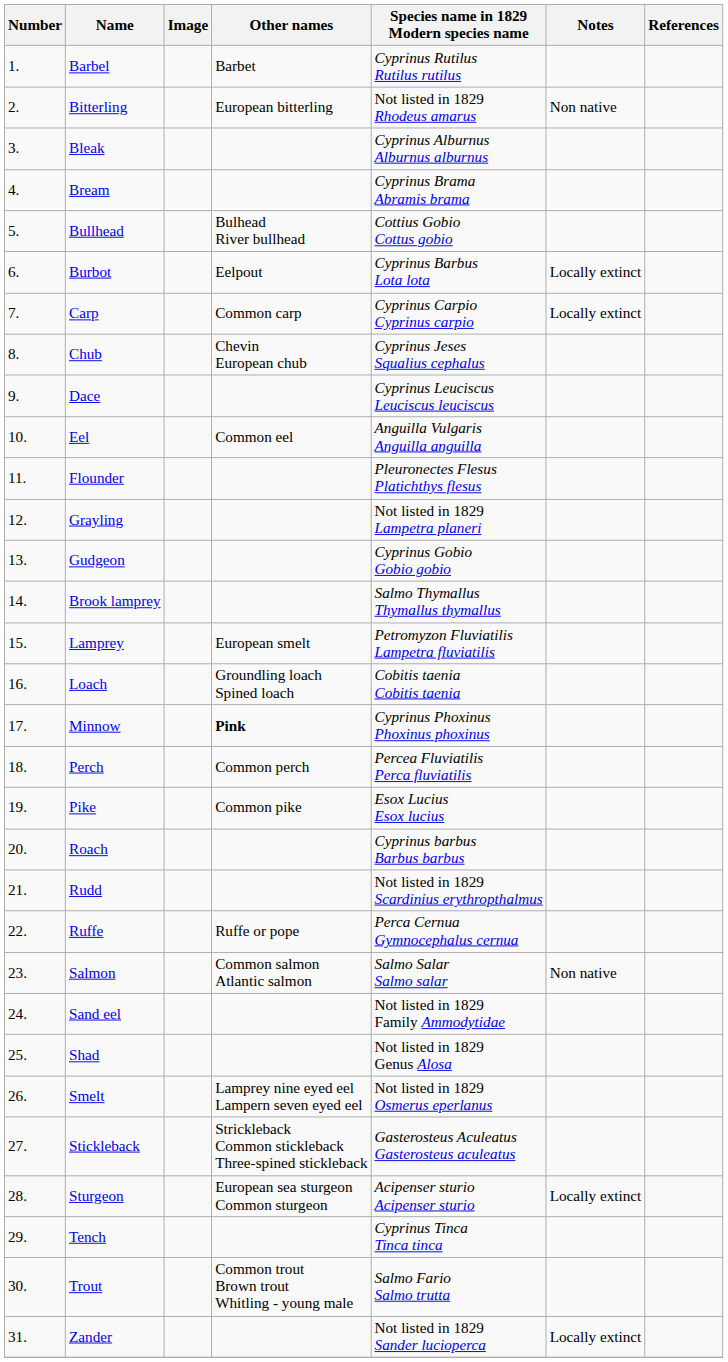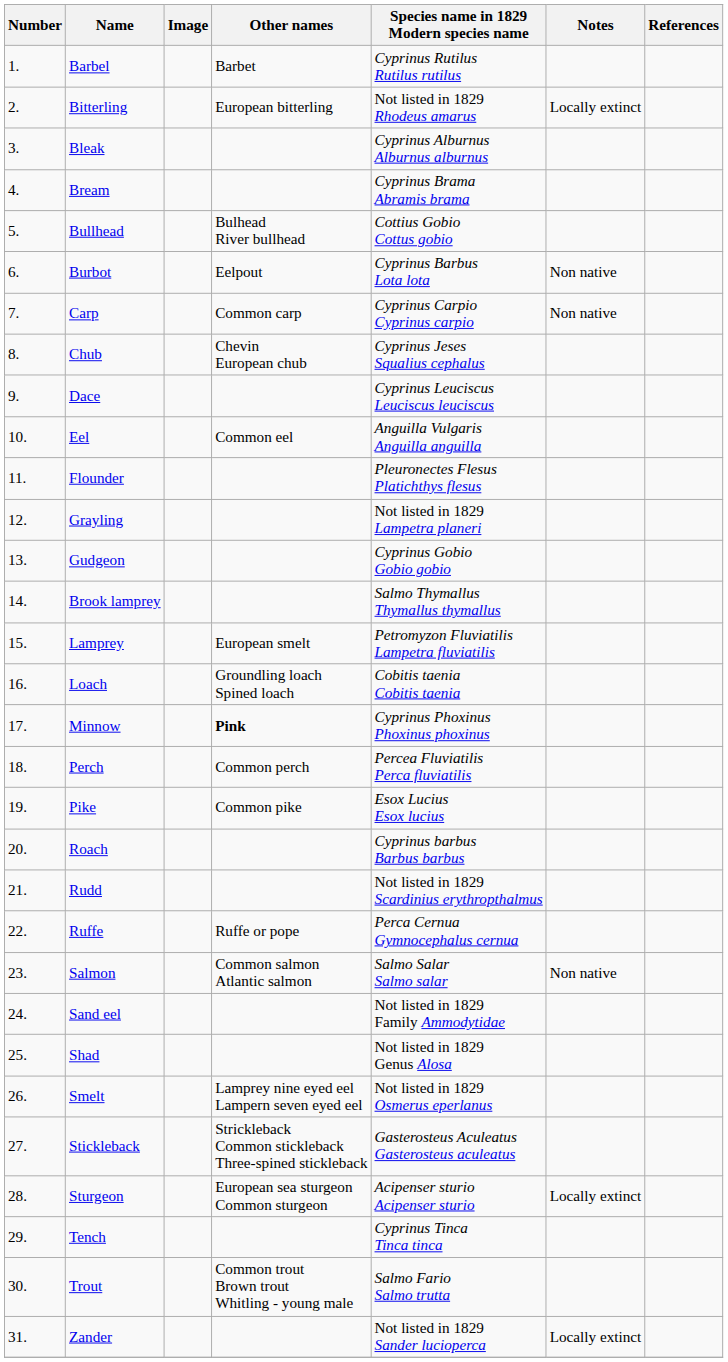(583, 107) Non native -> (596, 107) Locally extinct
(596, 272) Locally extinct -> (583, 272) Non native
(596, 313) Locally extinct -> (583, 313) Non native
